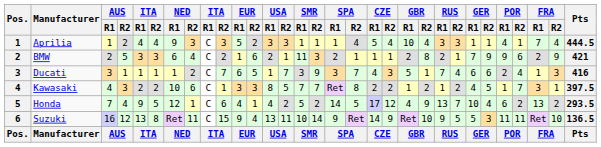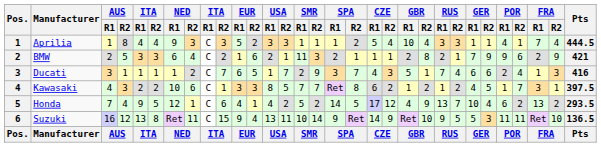(125, 43) 2 -> (125, 43) 8
(356, 43) 4 -> (356, 43) 2
(301, 73) 3 -> (301, 73) 2
(375, 88) 2 -> (375, 88) 6
